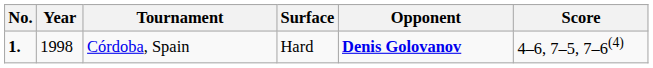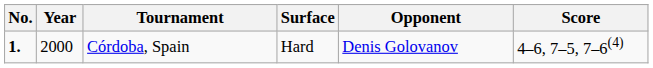(57, 46) 1998 -> (57, 46) 2000
(402, 46) bold -> (400, 46) normal
